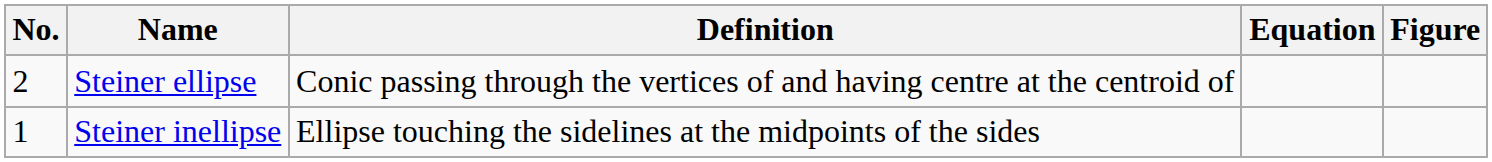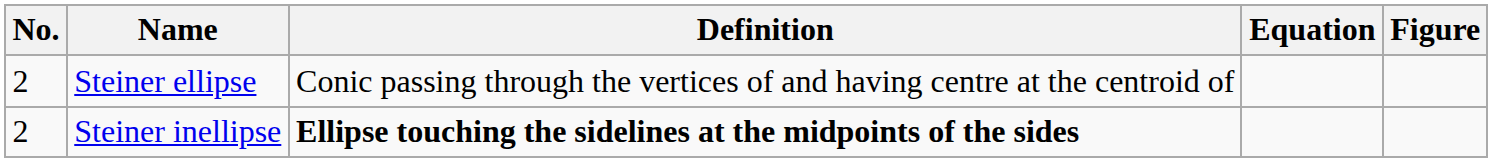(20, 131) 1 -> (20, 131) 2
(668, 131) normal -> (688, 131) bold
